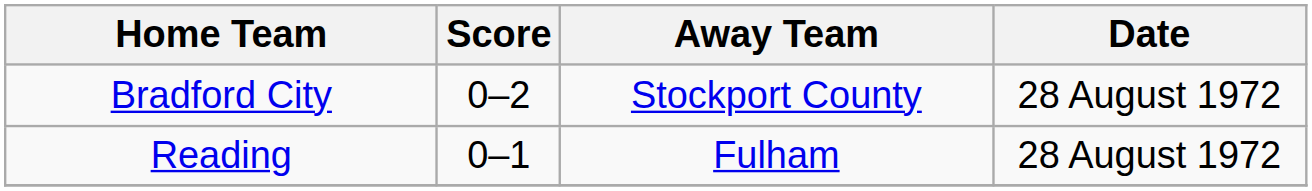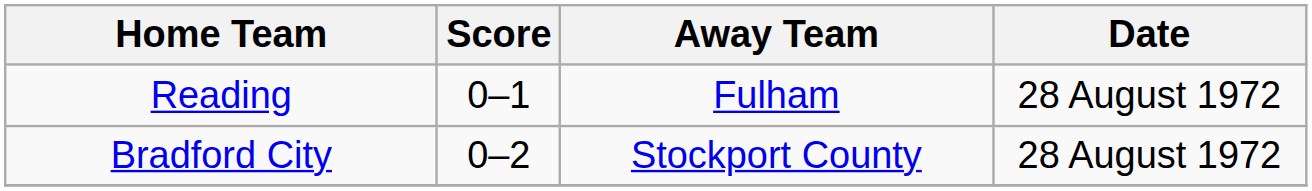rows swapped: (221, 94) <-> (221, 154)
